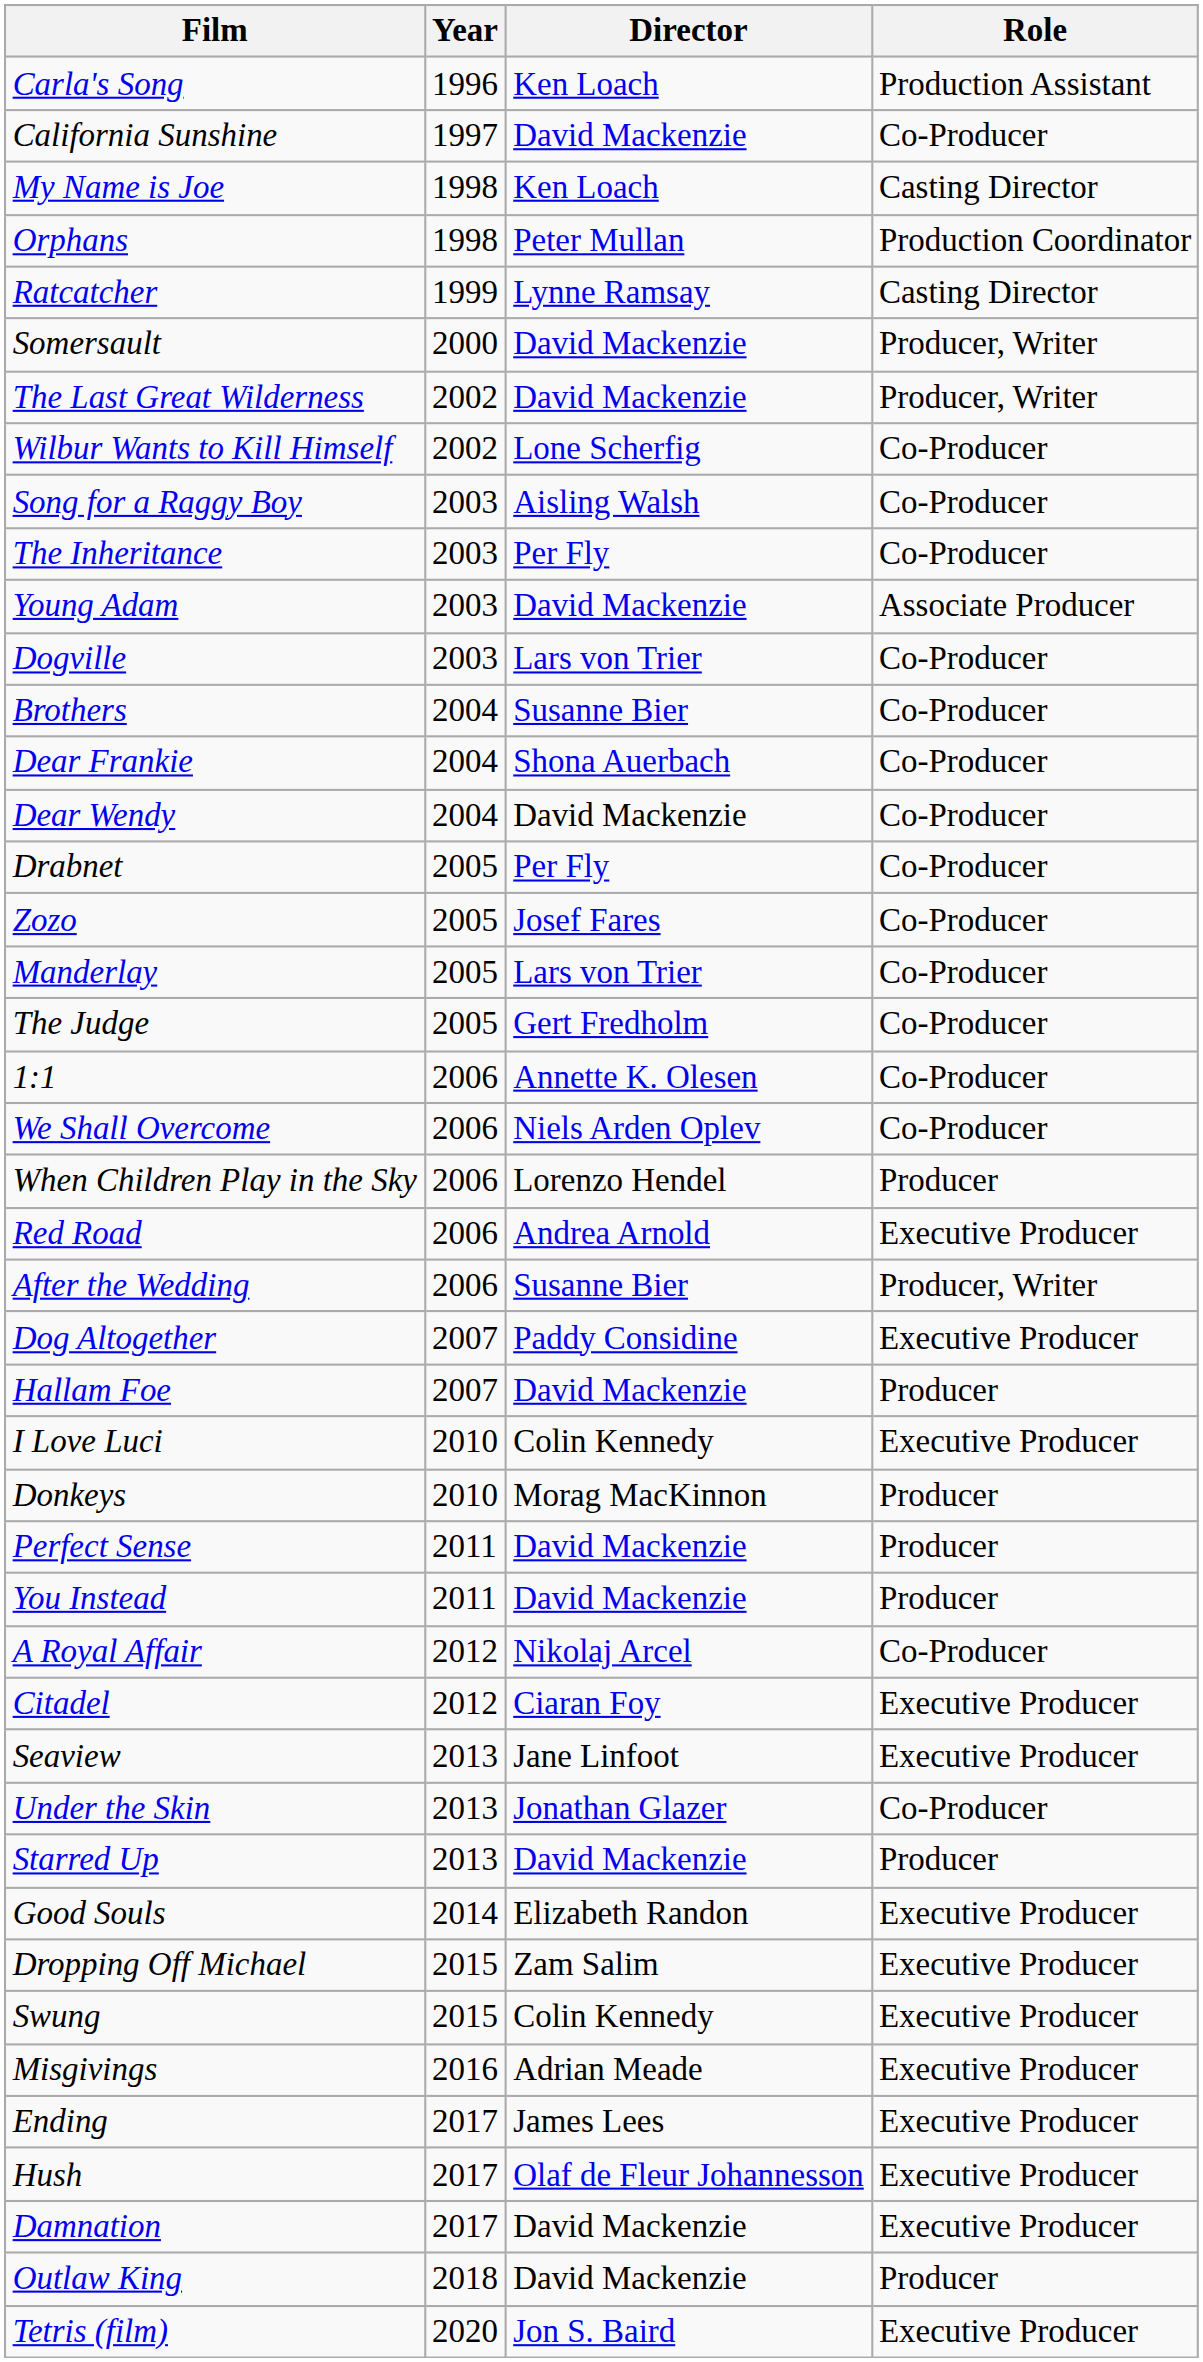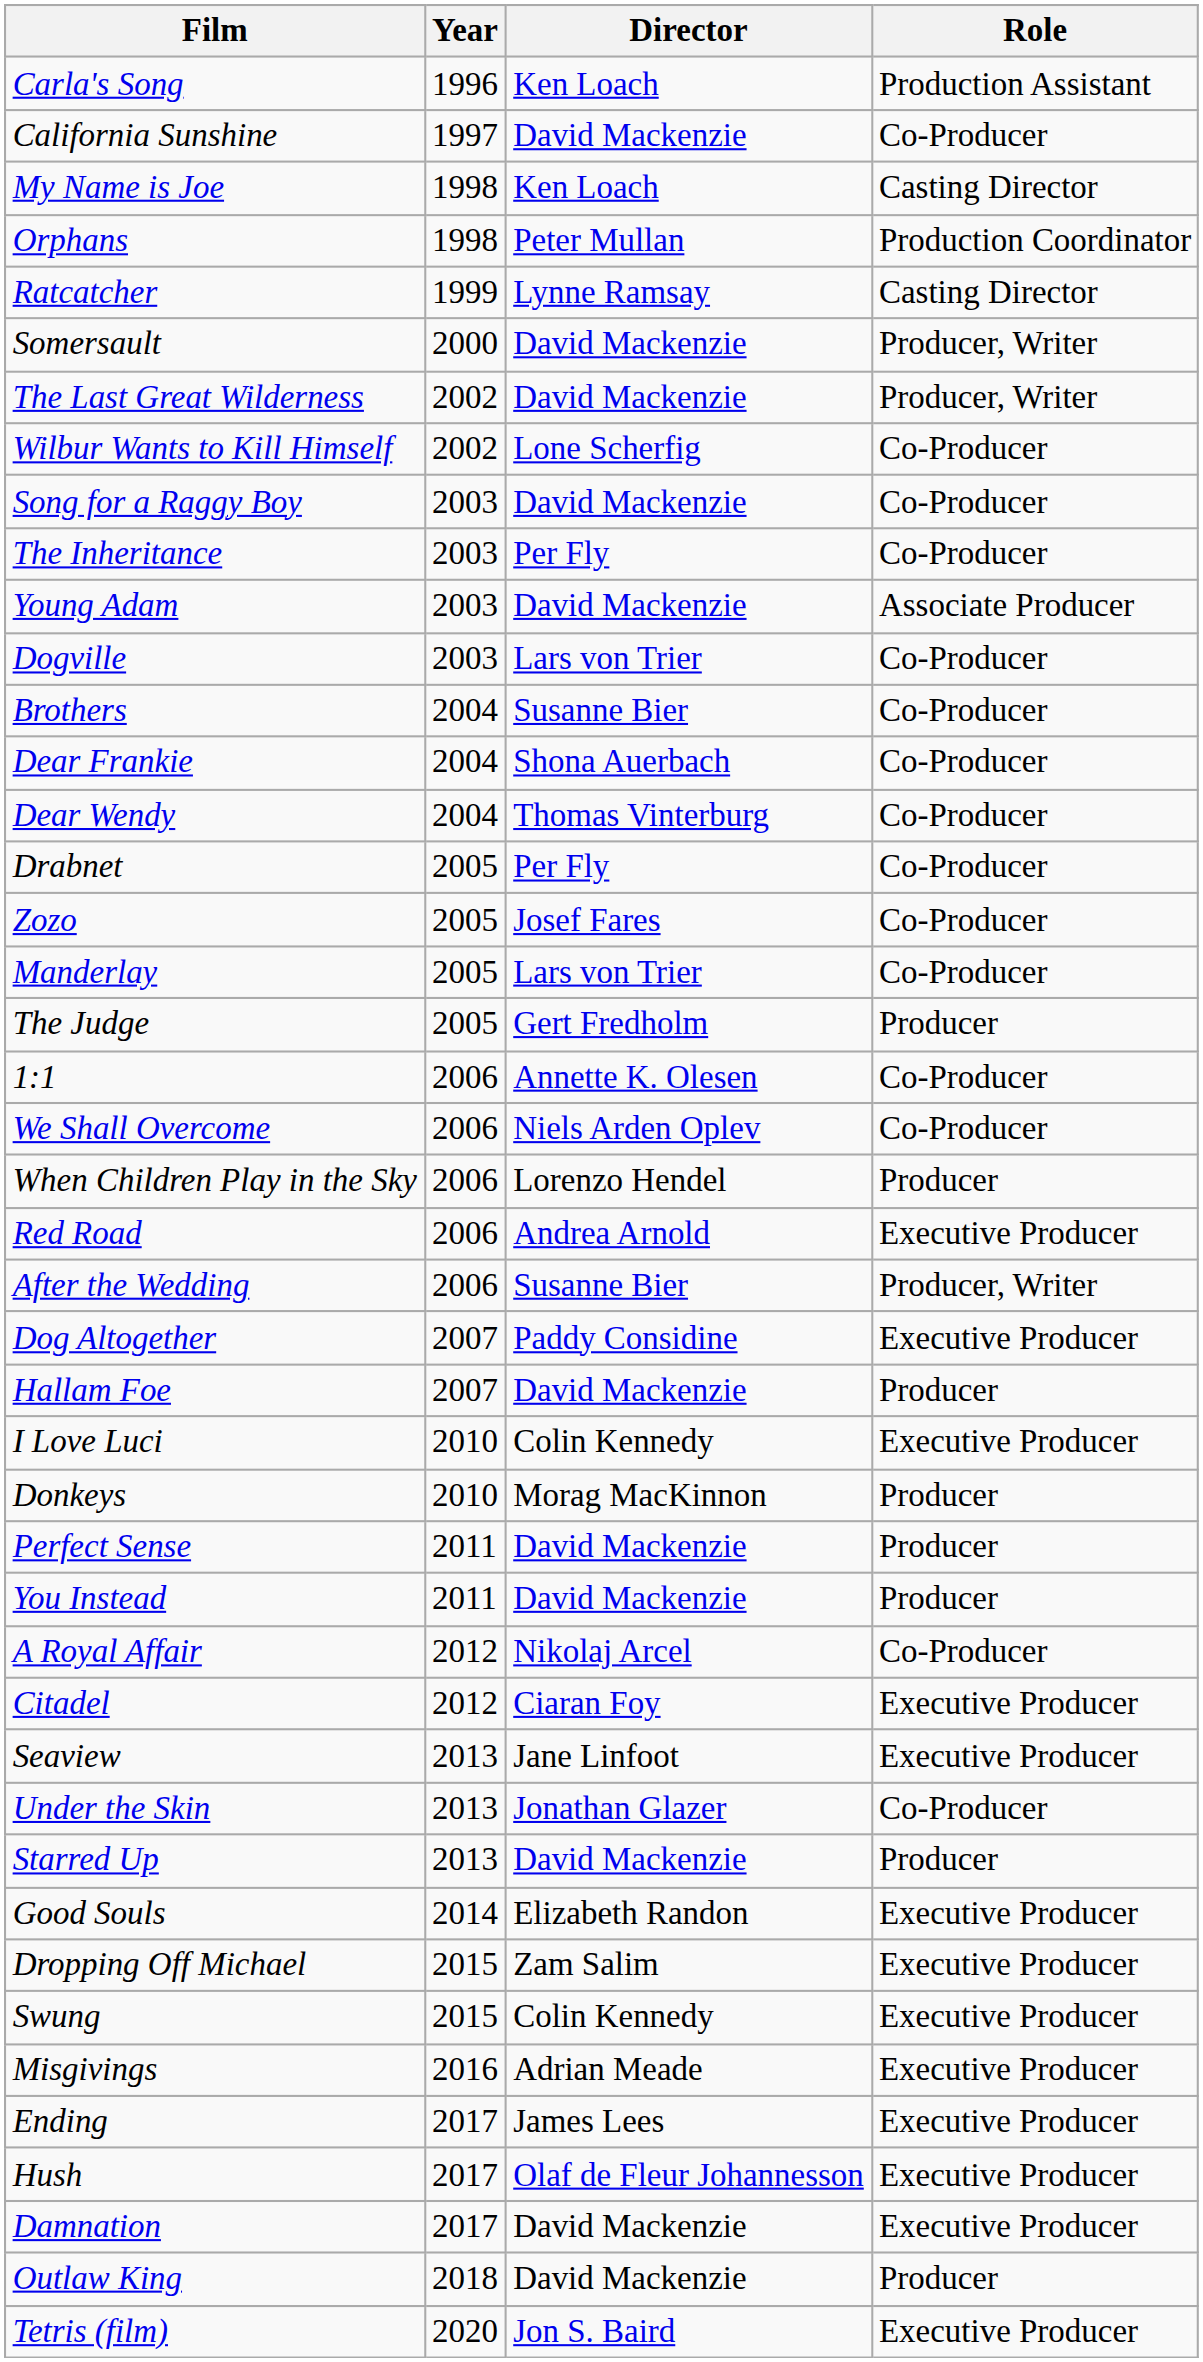(606, 501) Aisling Walsh -> (630, 501) David Mackenzie
(630, 814) David Mackenzie -> (641, 814) Thomas Vinterburg
(963, 1023) Co-Producer -> (938, 1023) Producer
